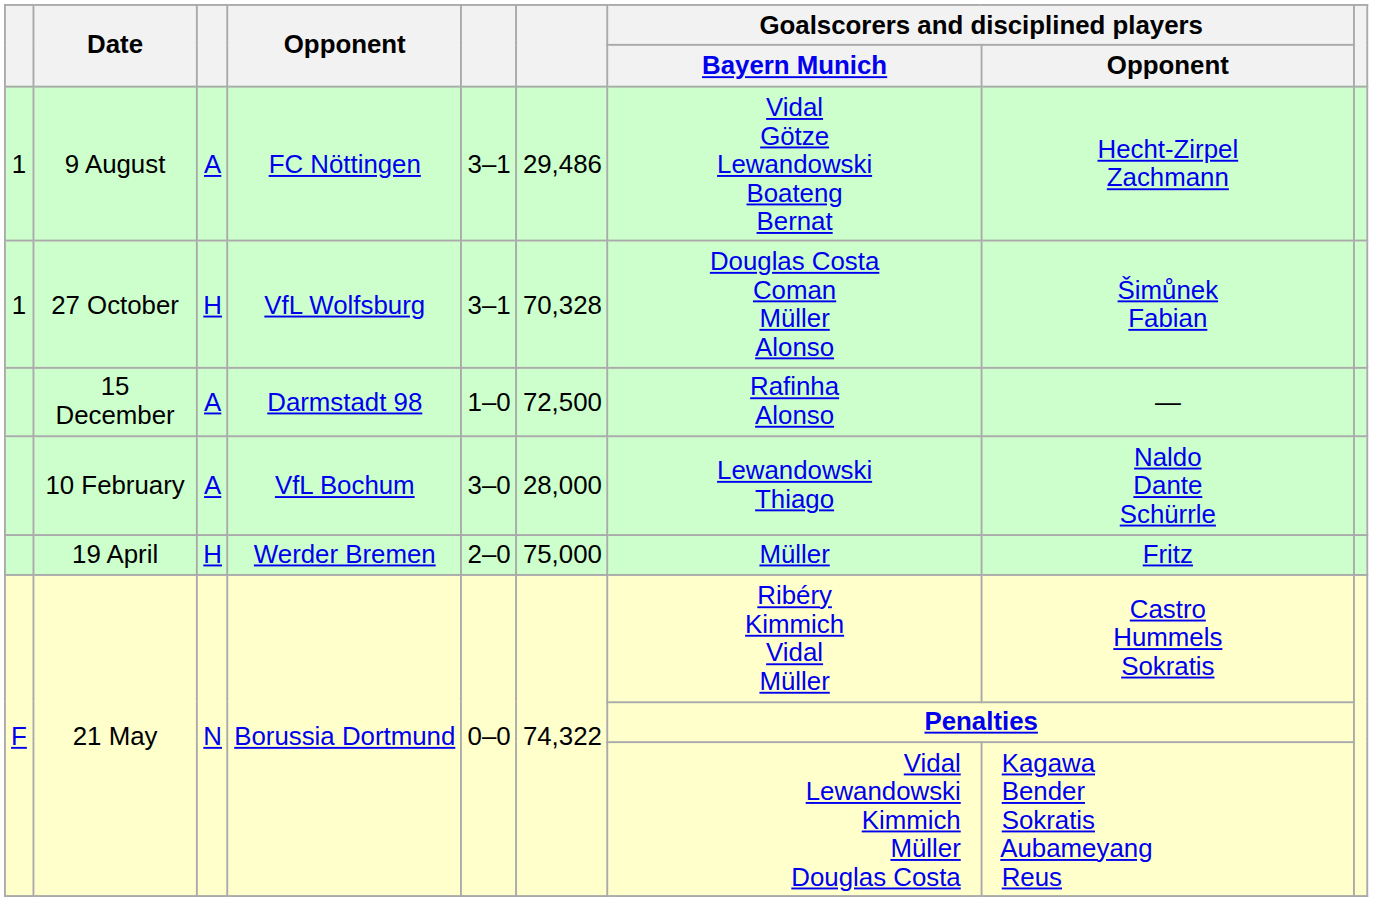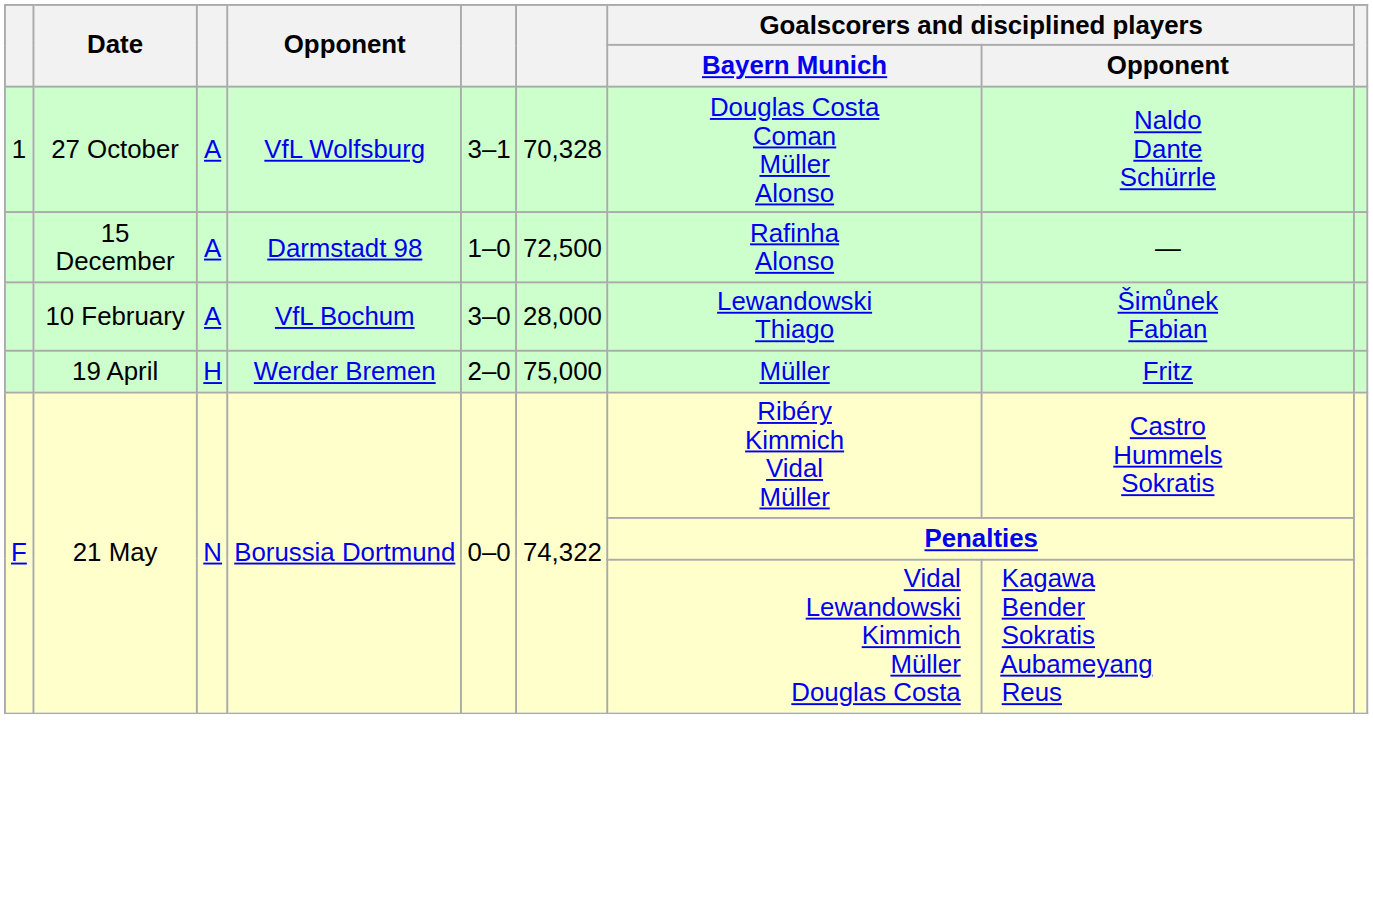- row: (115, 163)
(213, 304) H -> (213, 149) A
(1168, 304) Šimůnek Fabian -> (1168, 149) Naldo Dante Schürrle
(1168, 485) Naldo Dante Schürrle -> (1168, 316) Šimůnek Fabian
